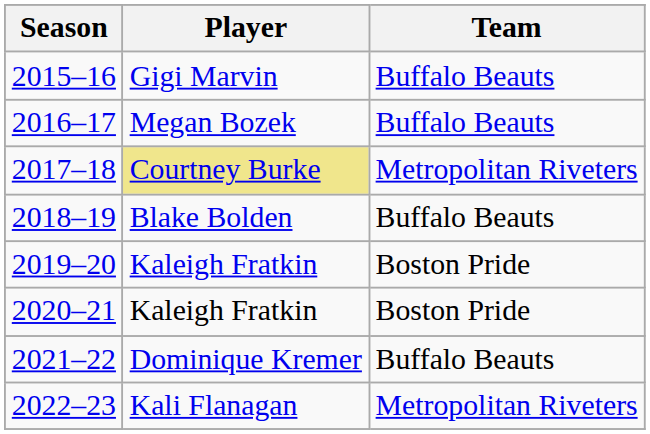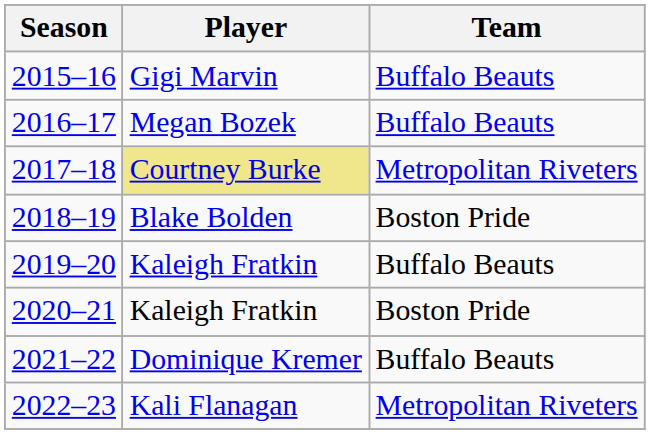(465, 216) Buffalo Beauts -> (453, 216) Boston Pride
(453, 264) Boston Pride -> (465, 264) Buffalo Beauts
